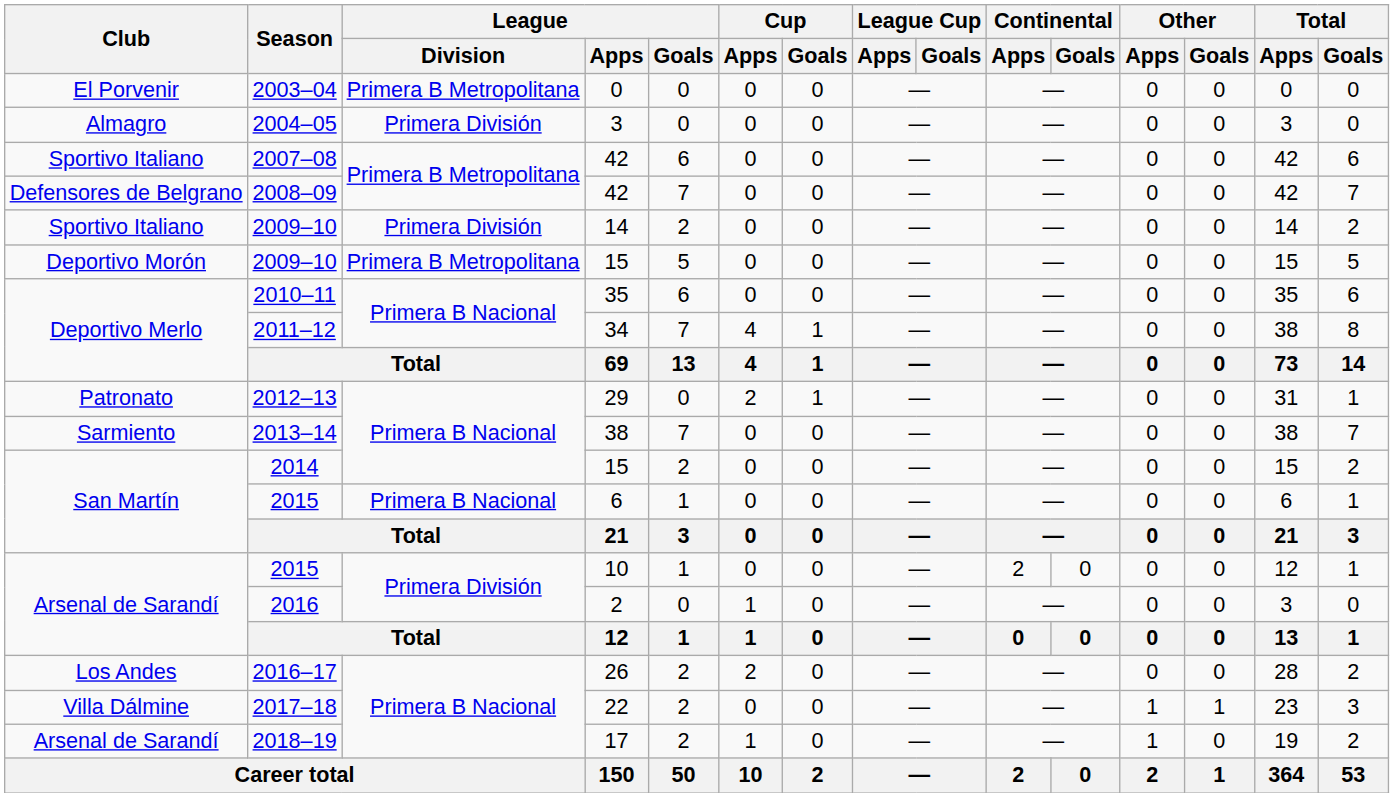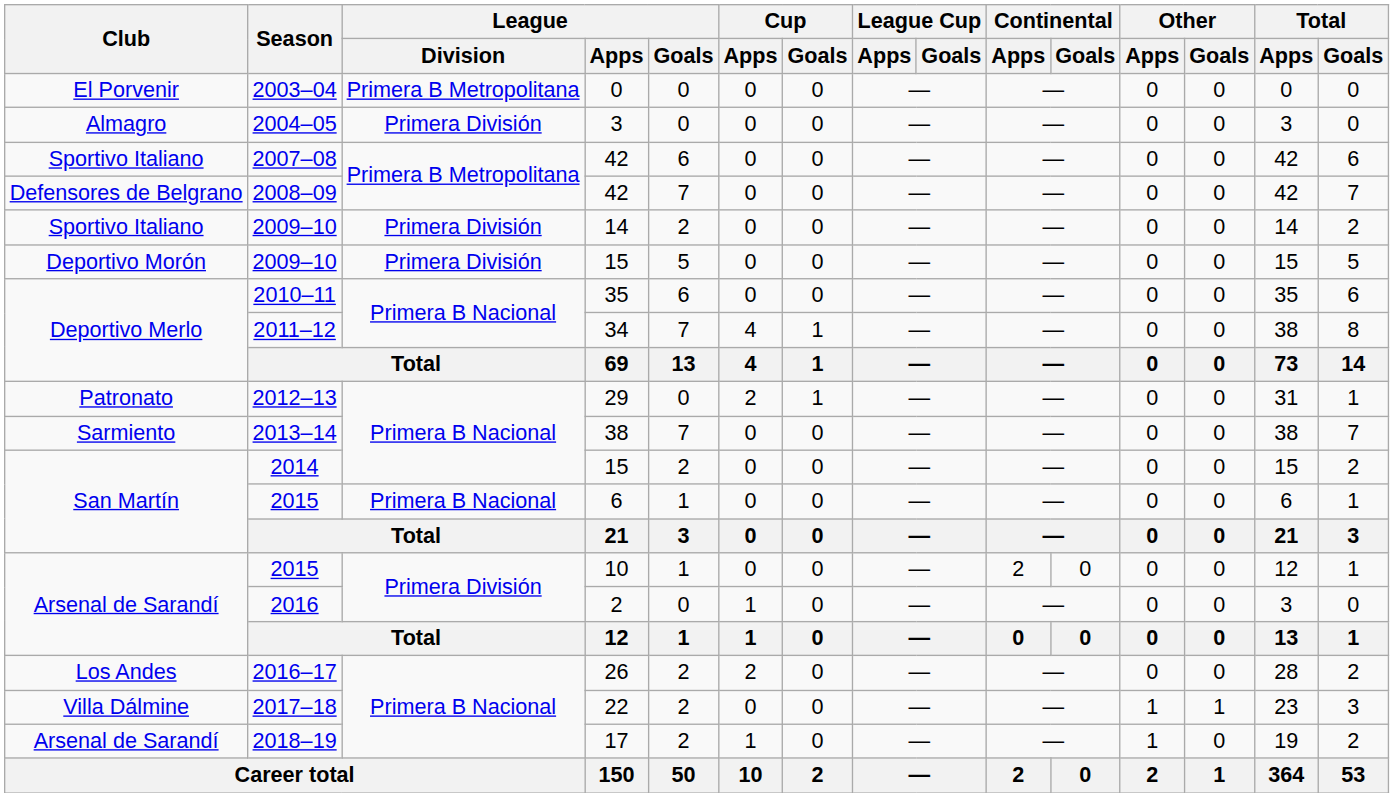(463, 261) Primera B Metropolitana -> (463, 261) Primera División
